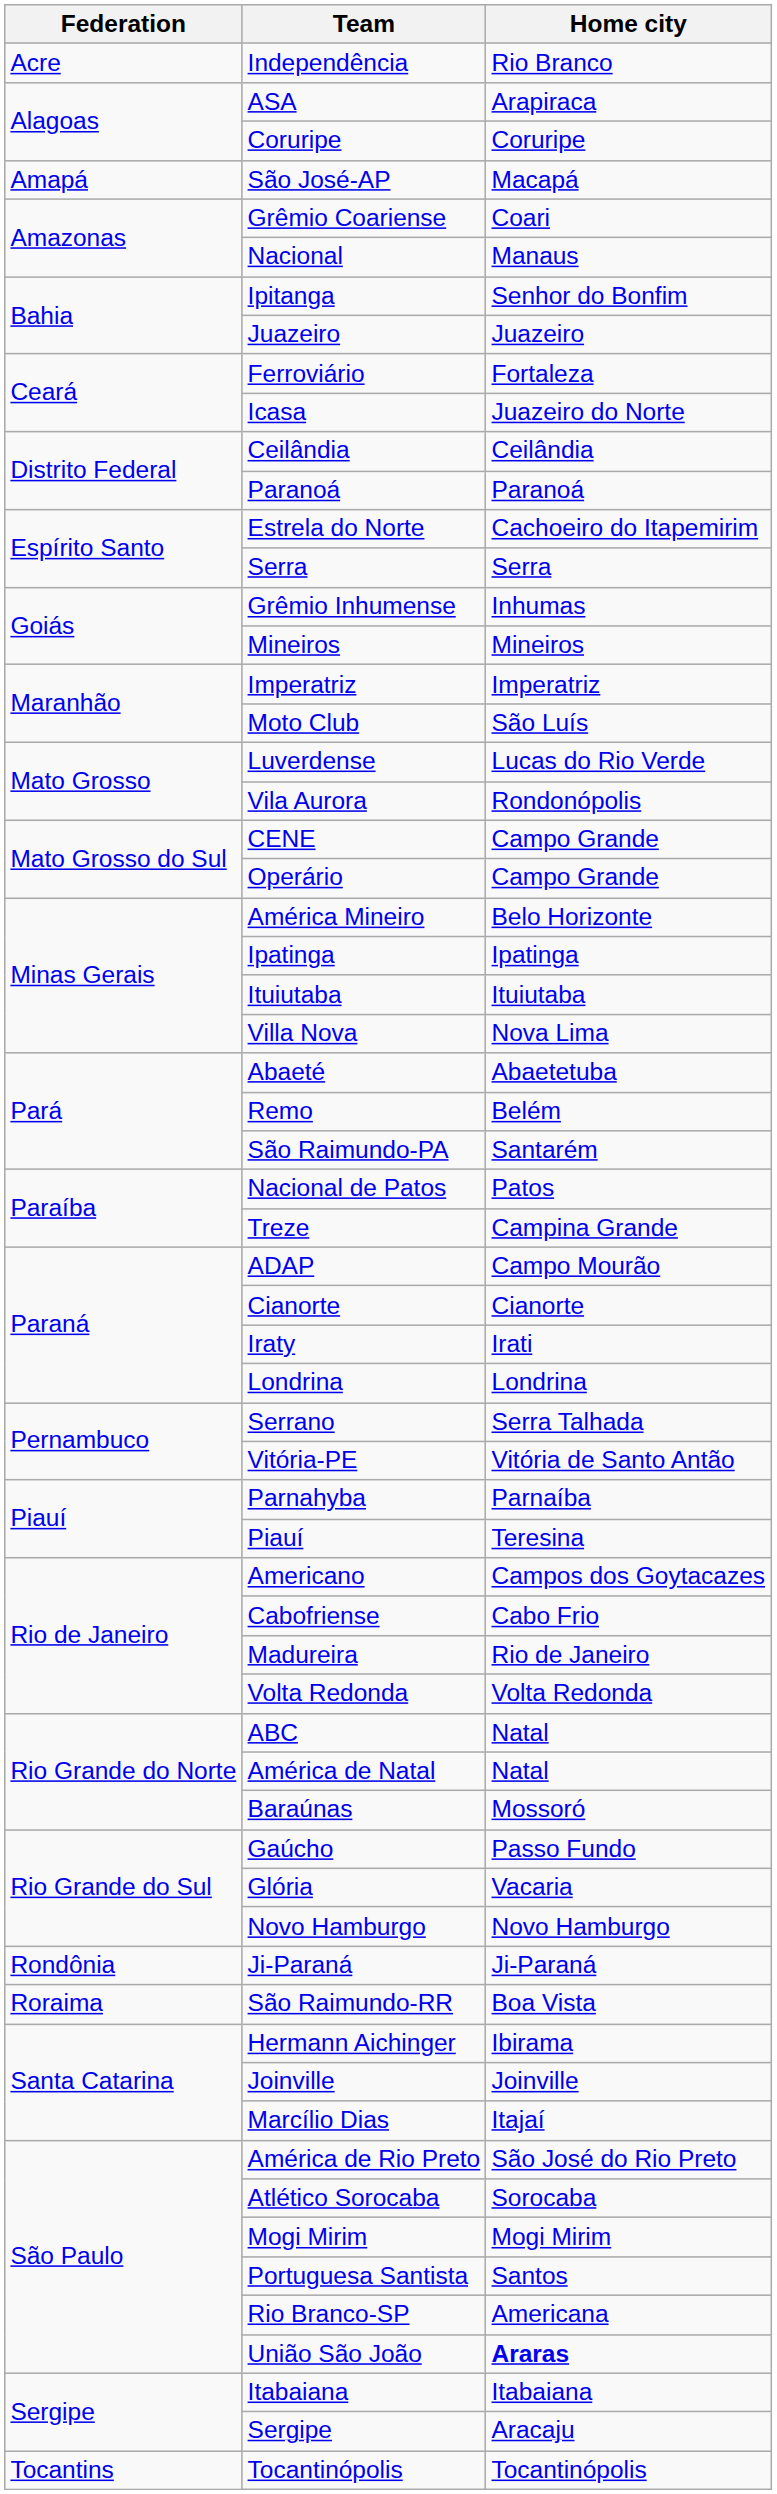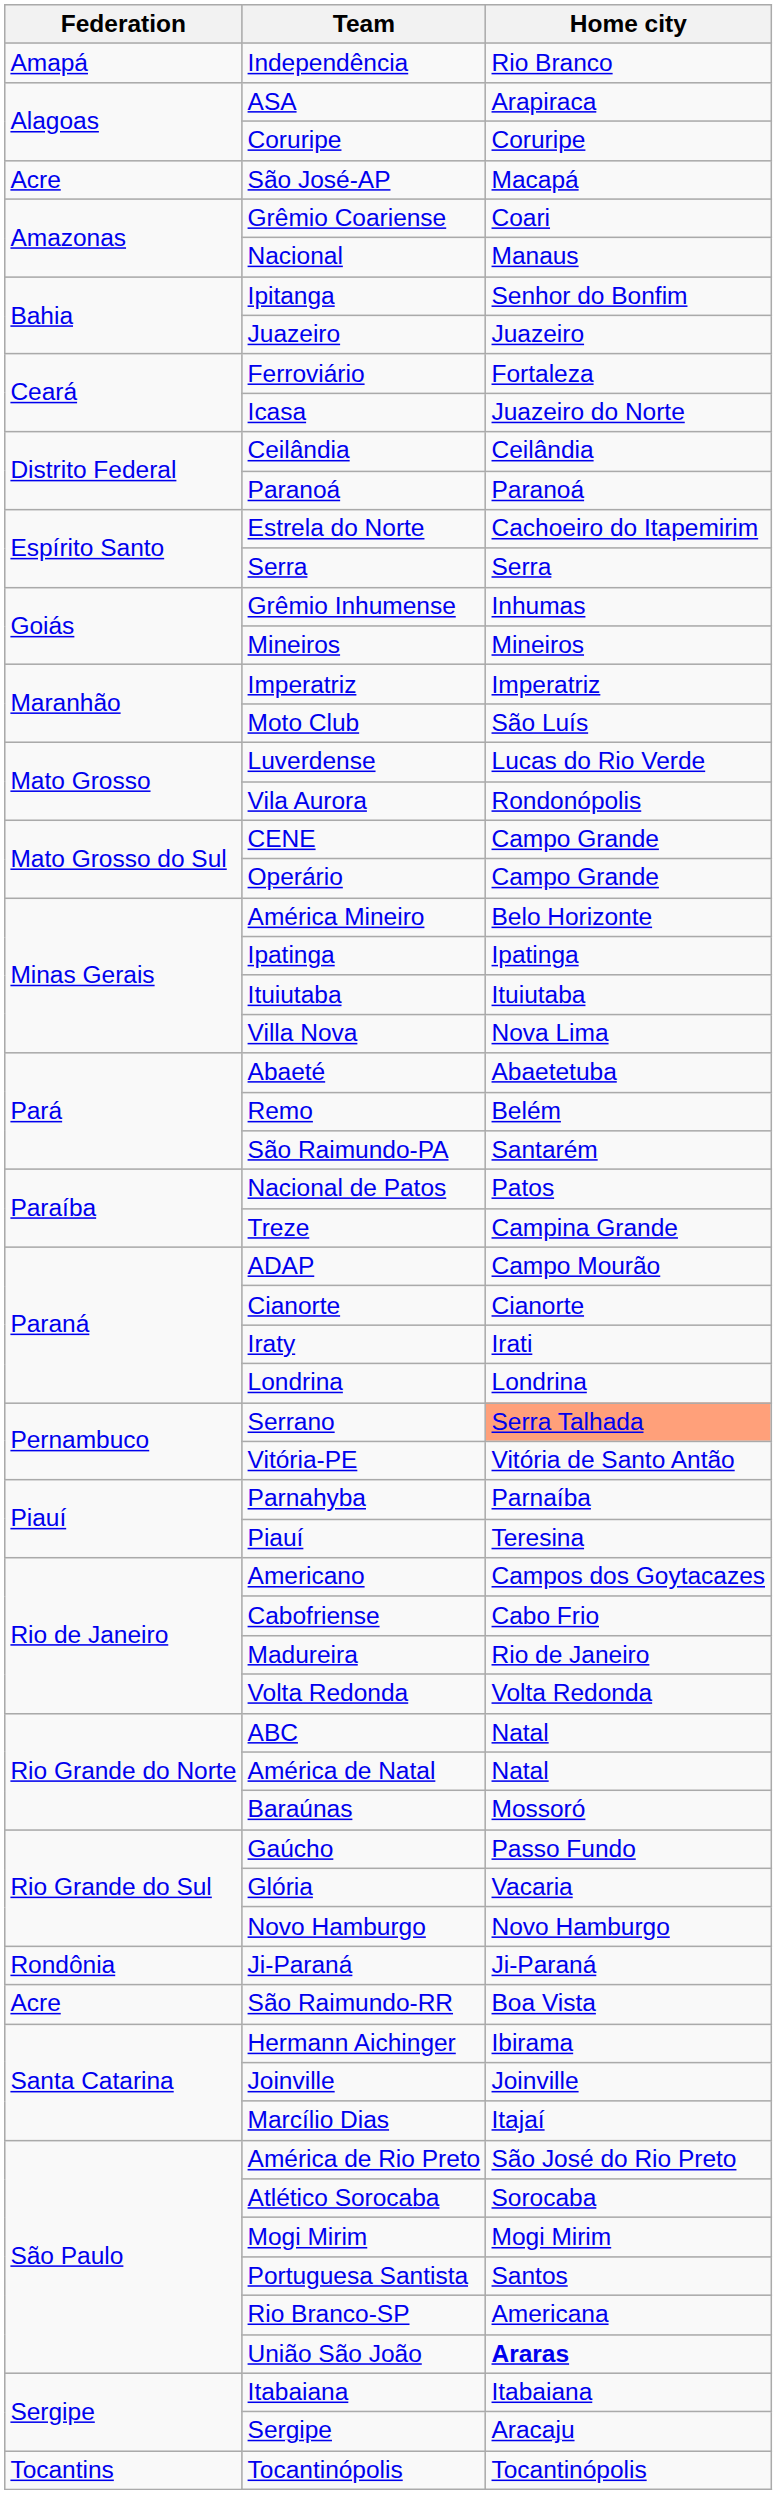(36, 62) Acre -> (49, 62) Amapá
(49, 179) Amapá -> (36, 179) Acre
(568, 1421) no background -> (568, 1421) lightsalmon background
(57, 2003) Roraima -> (36, 2003) Acre
